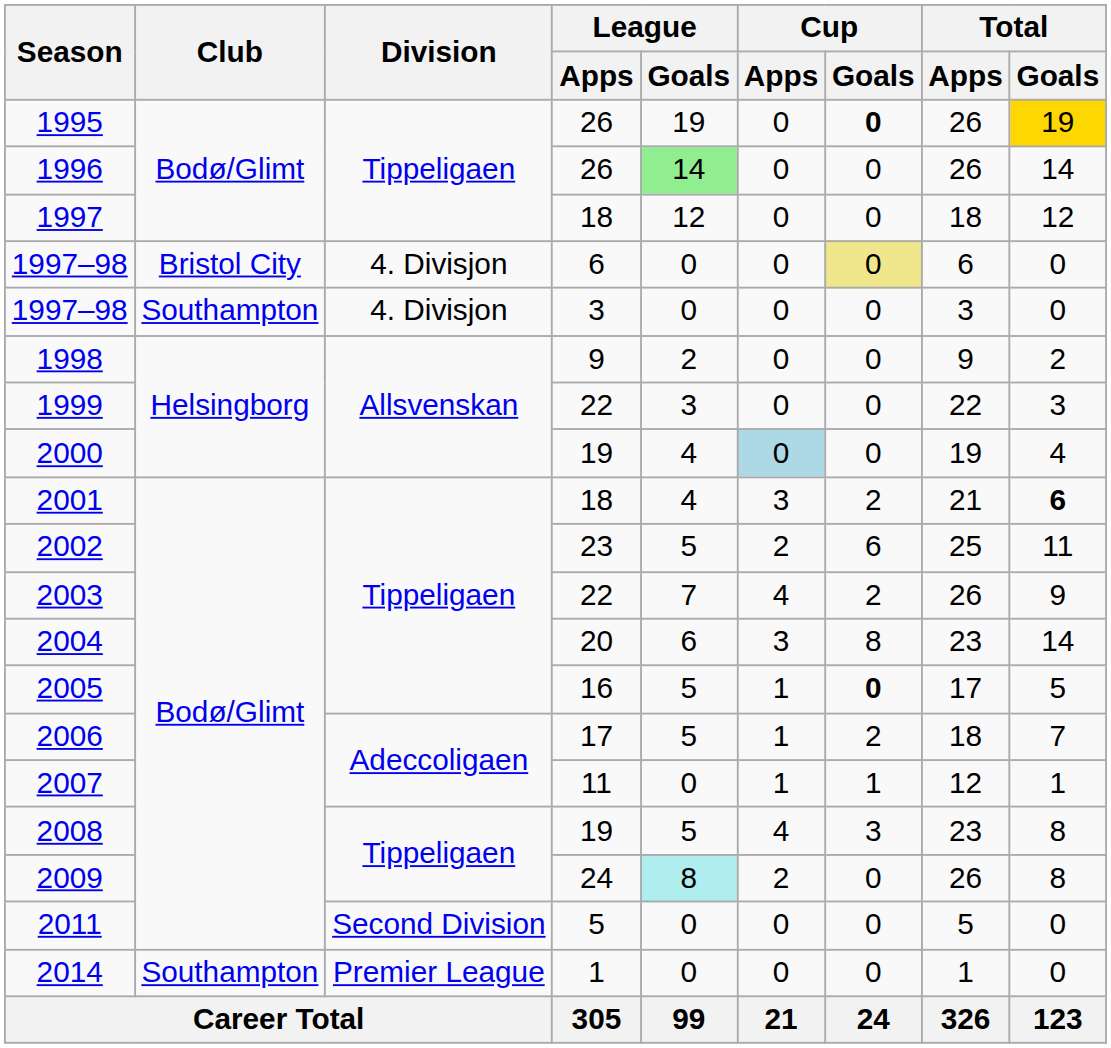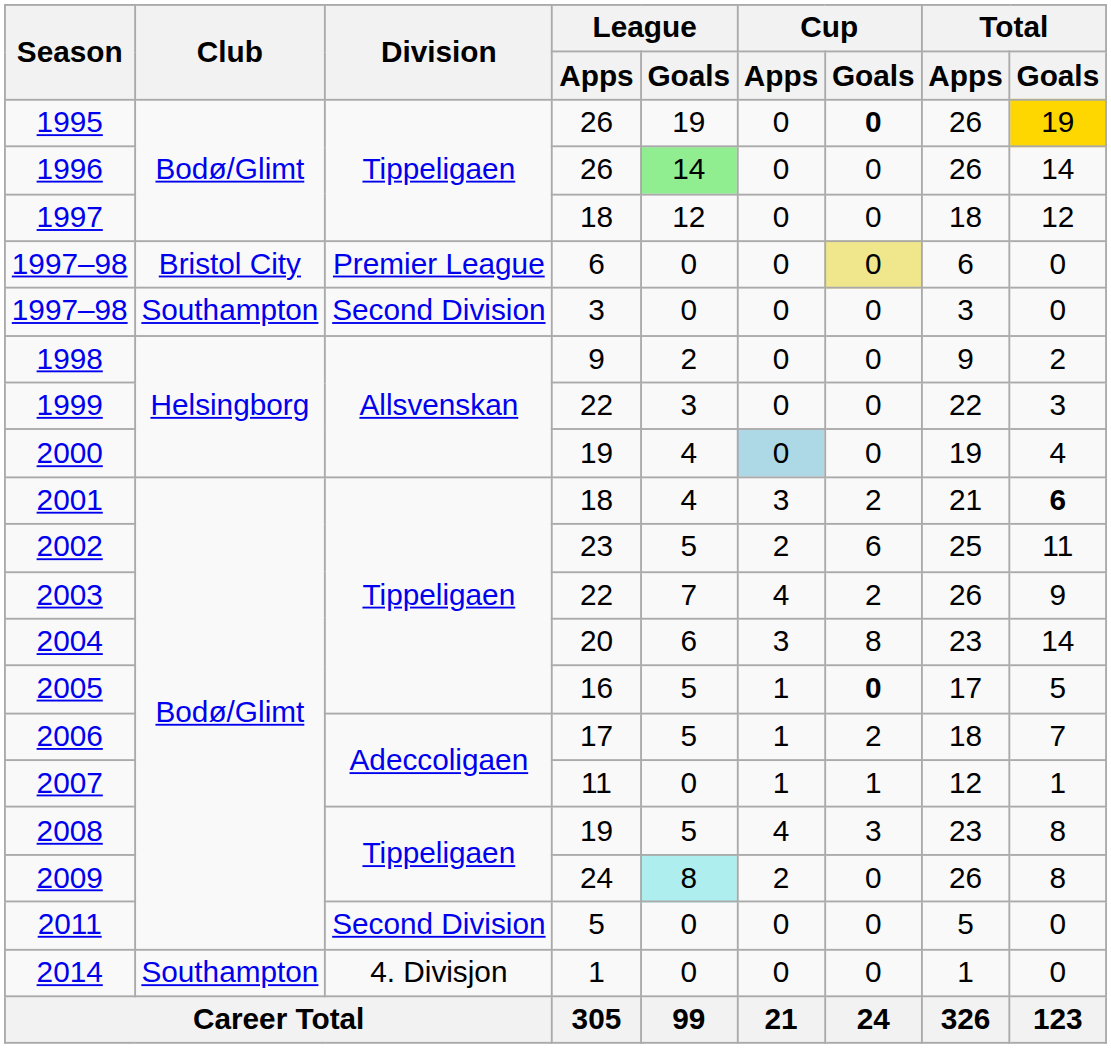(439, 264) 4. Divisjon -> (439, 264) Premier League
(439, 311) 4. Divisjon -> (439, 311) Second Division
(439, 972) Premier League -> (439, 972) 4. Divisjon
